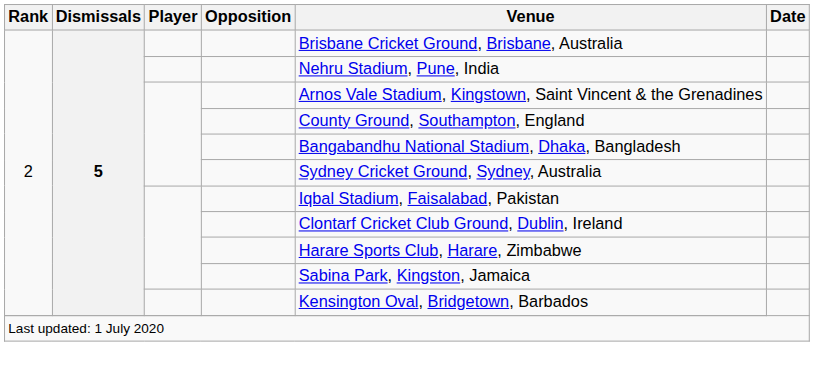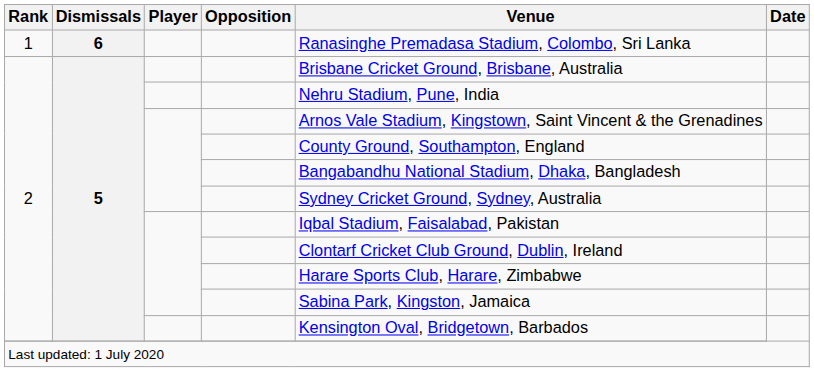+ row: (28, 43)
